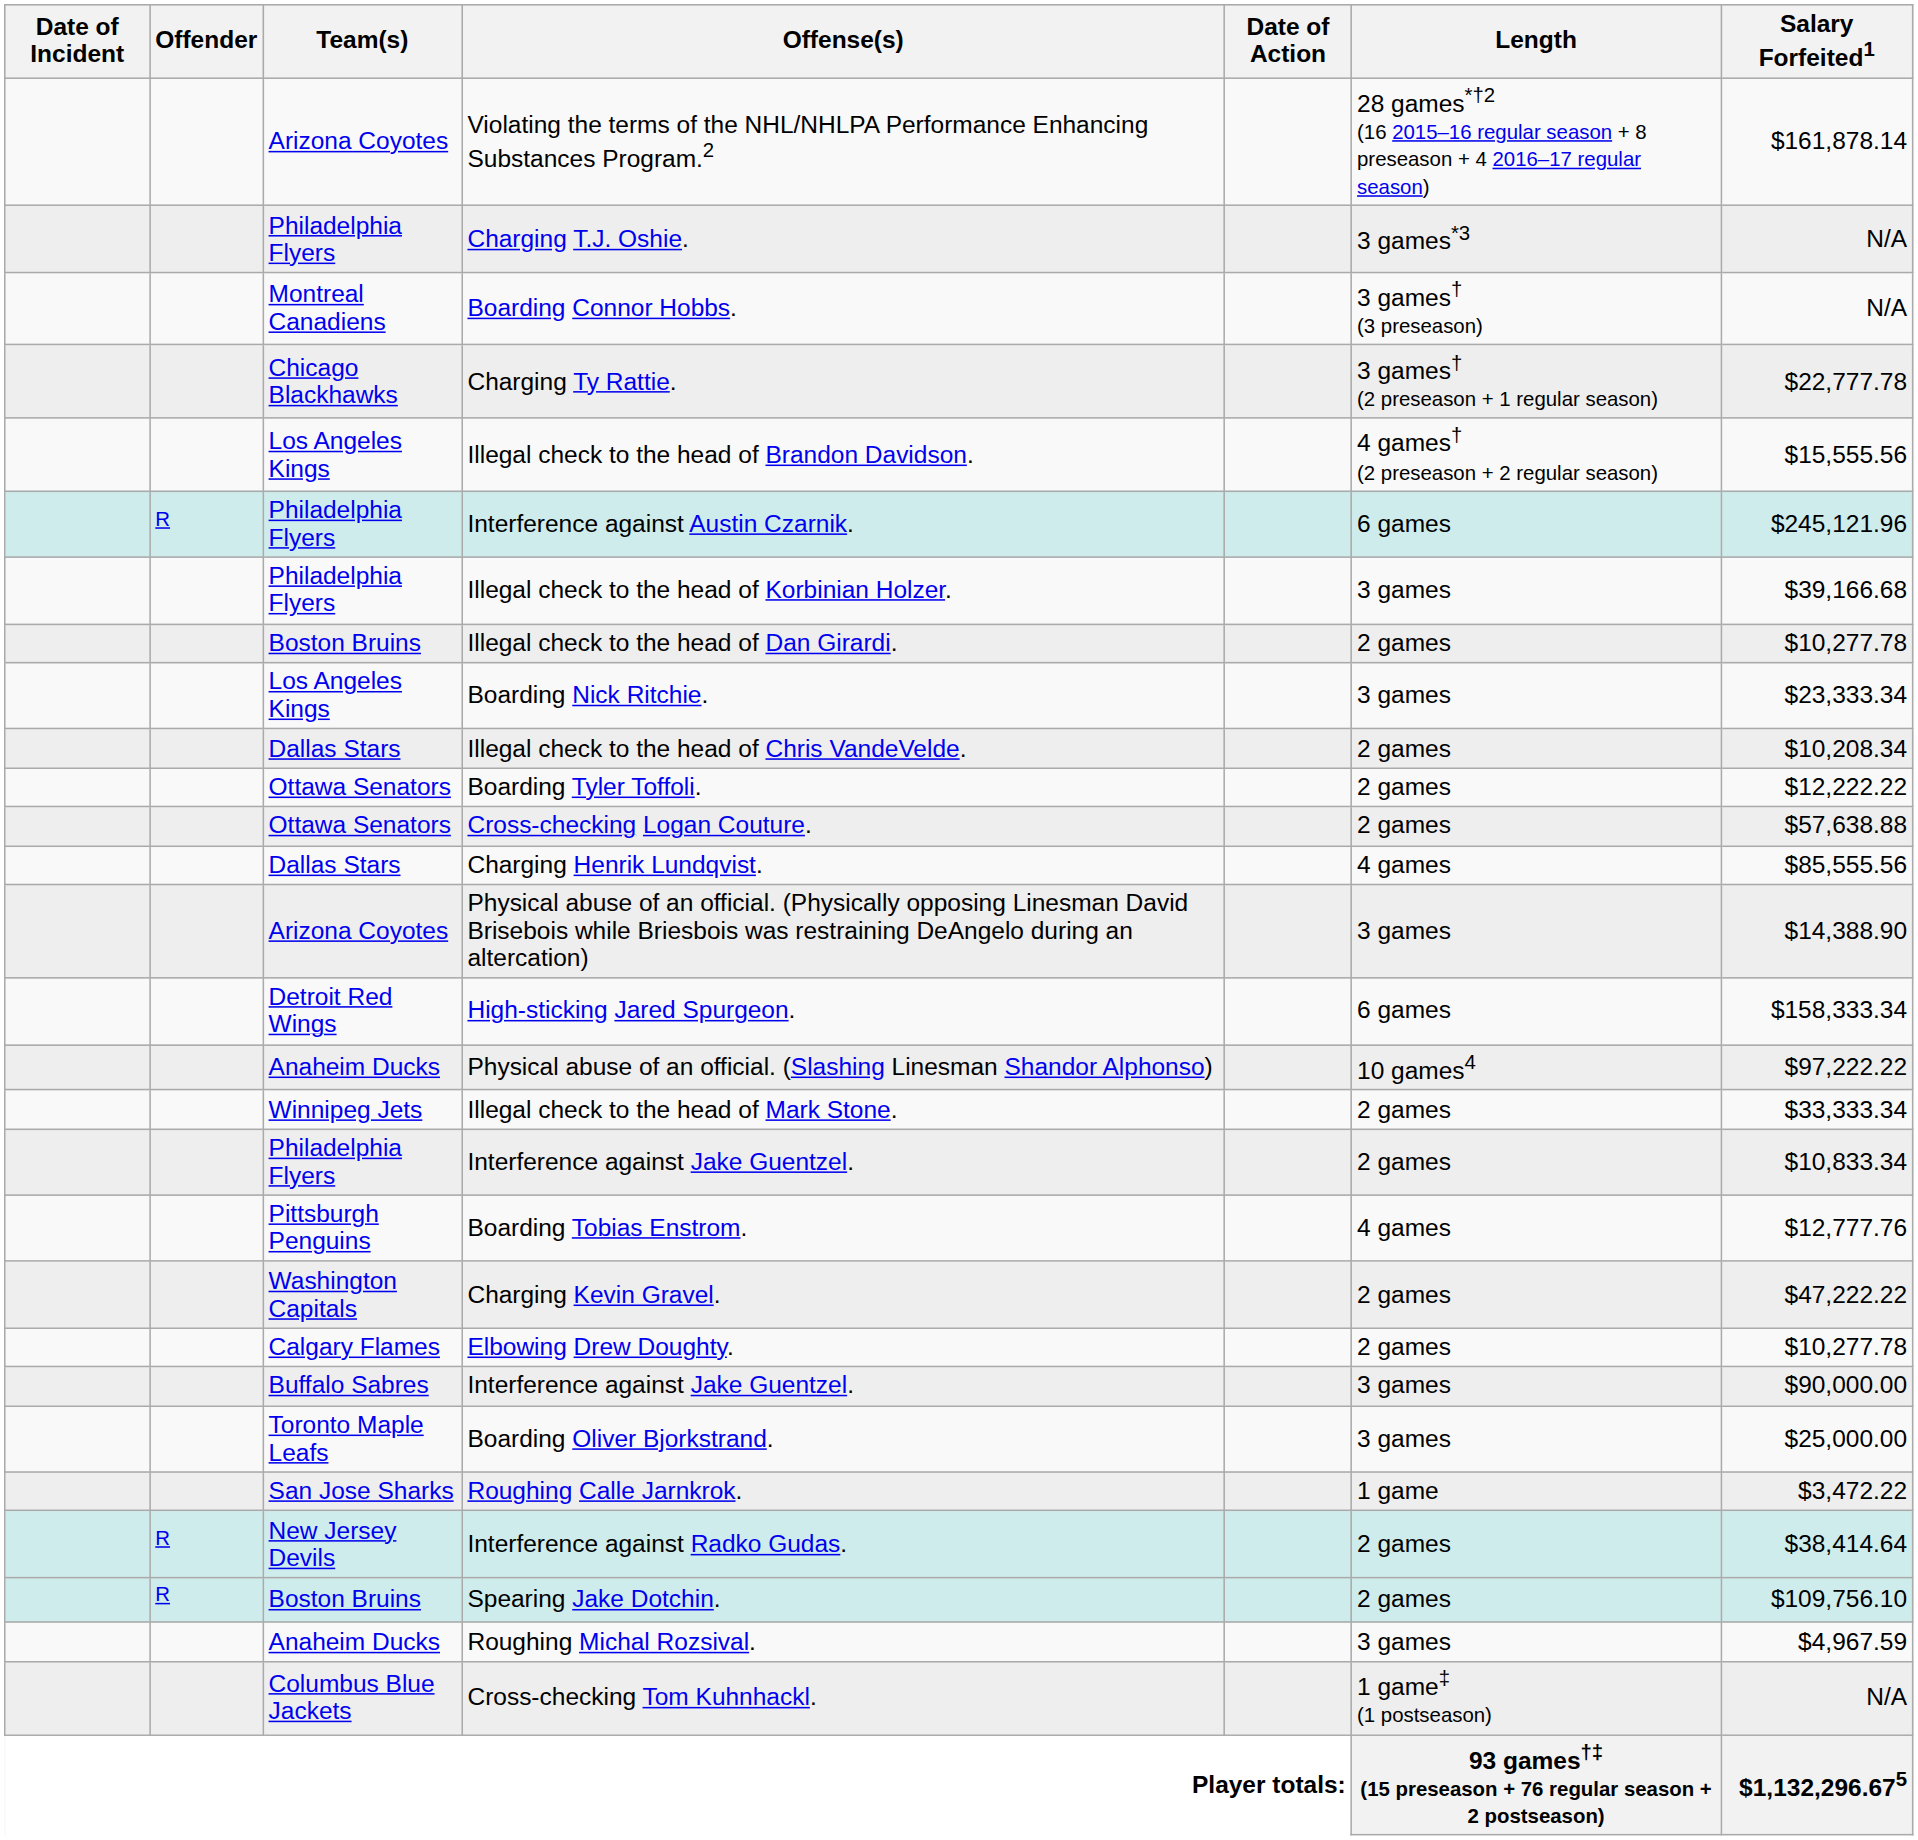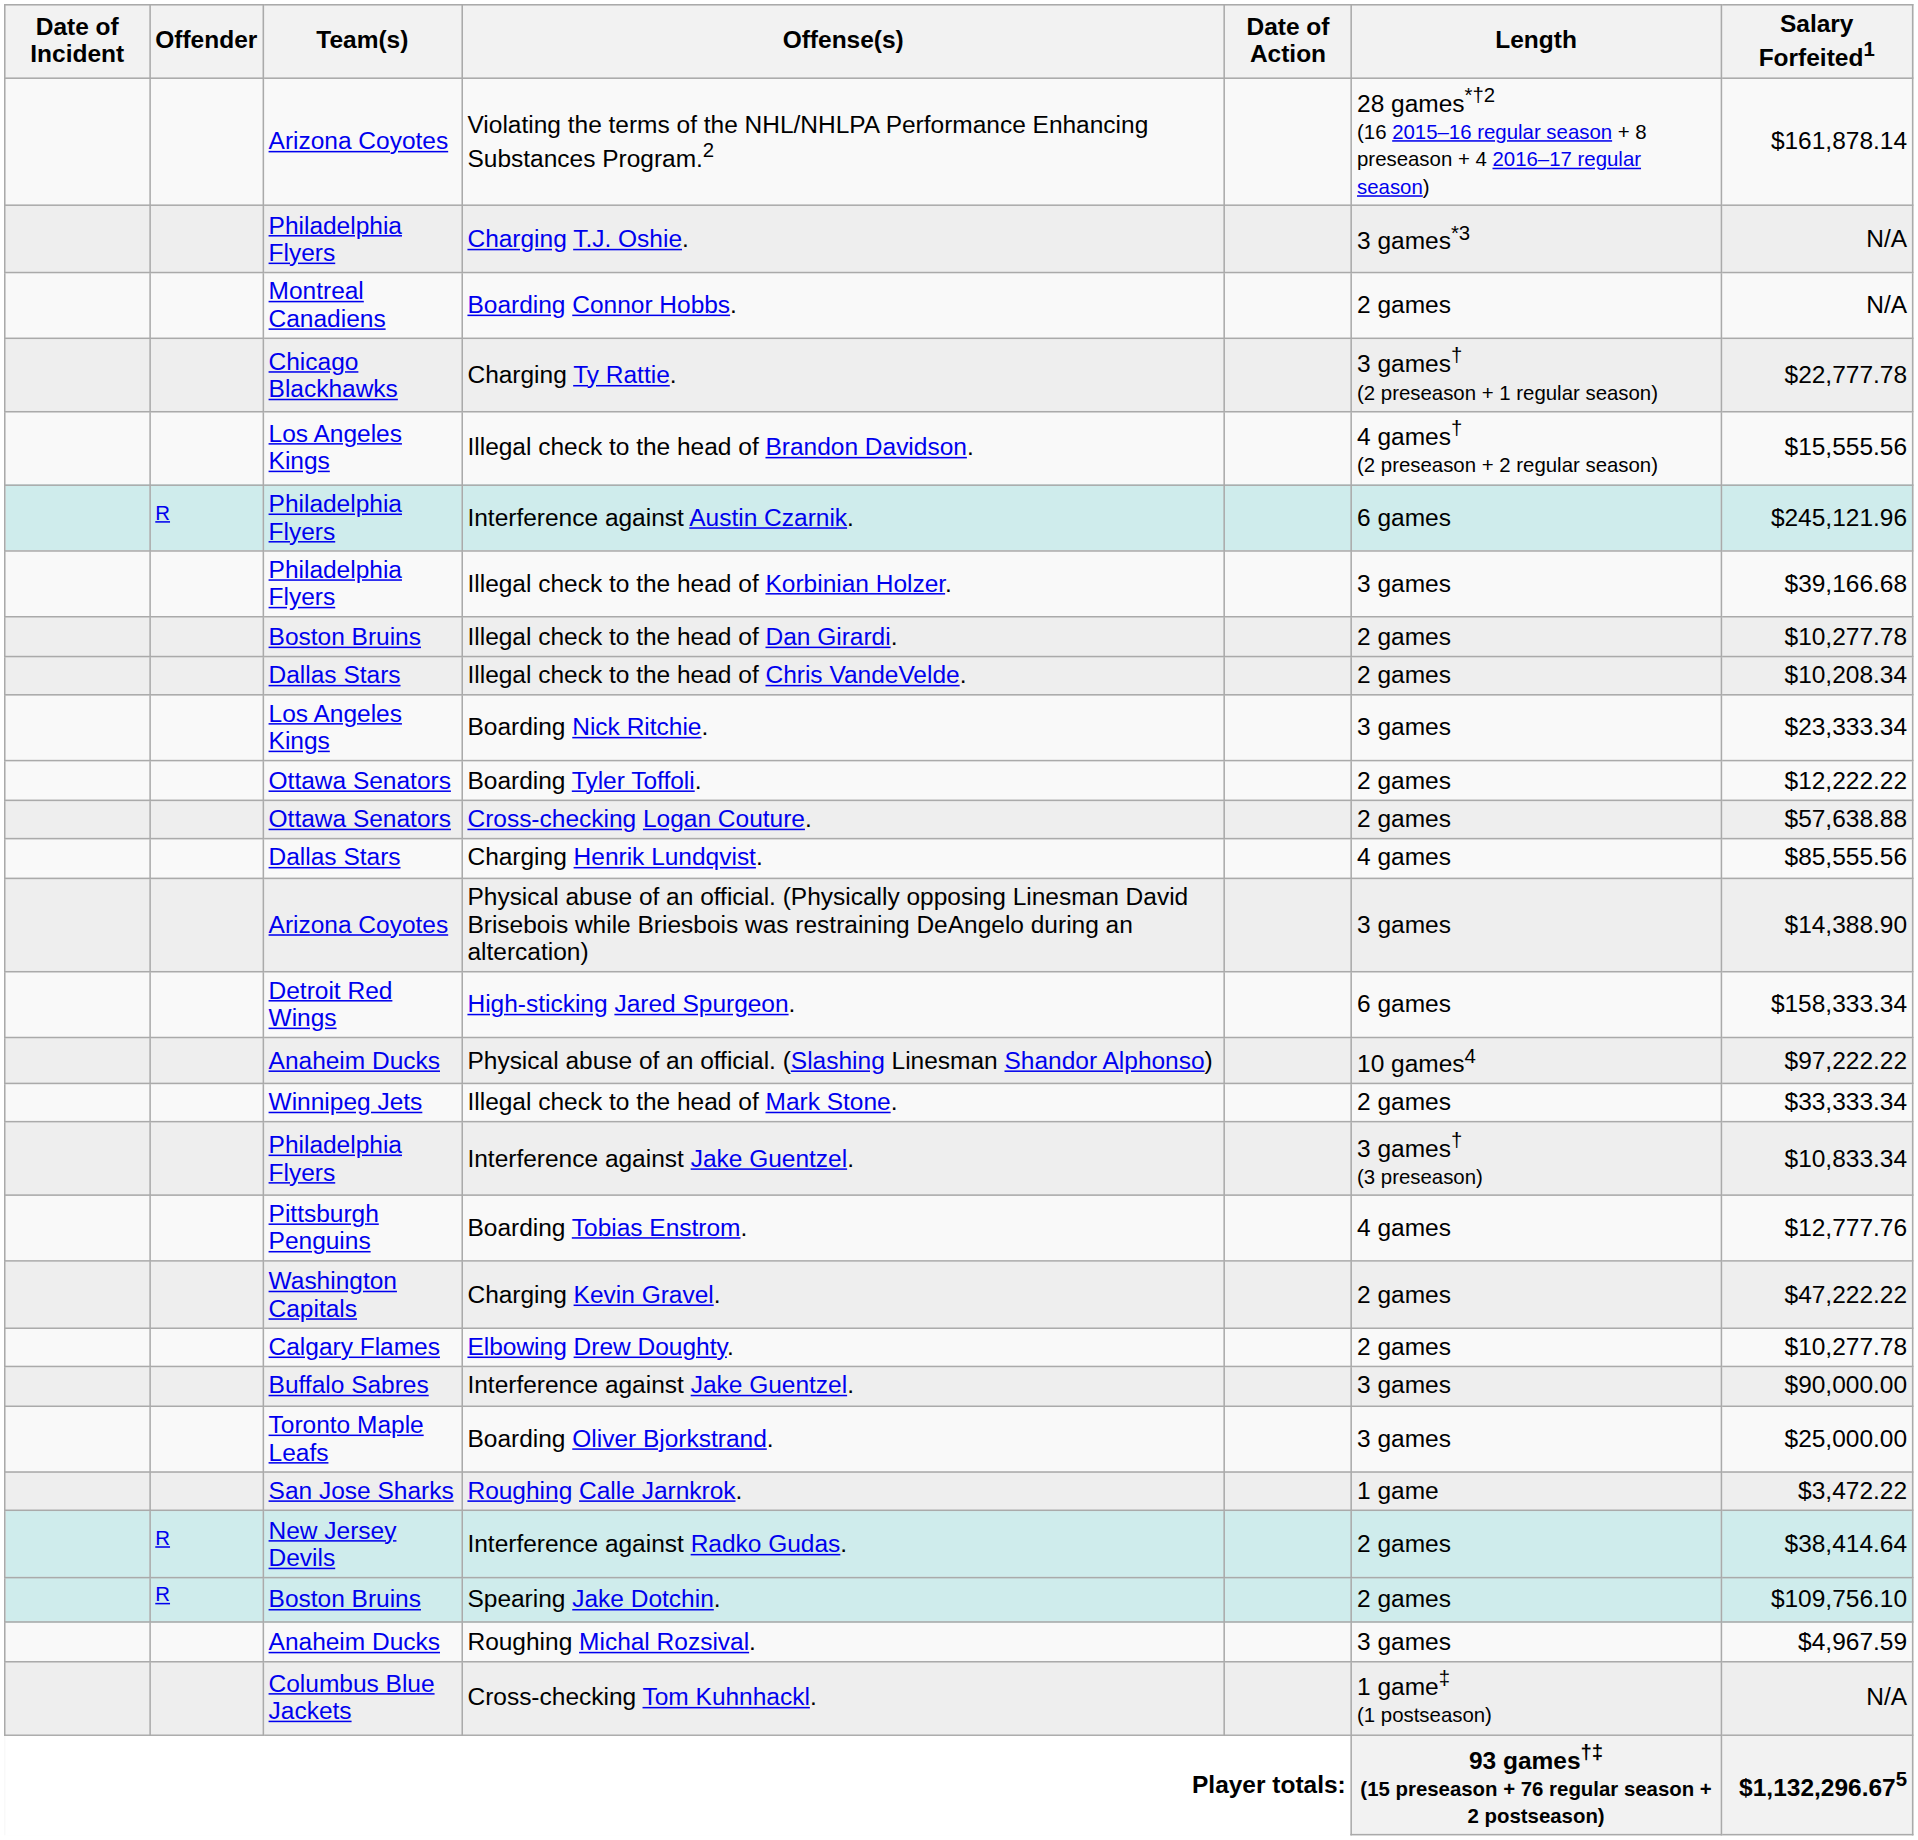(1420, 308) 3 games† (3 preseason) -> (1404, 305) 2 games
rows swapped: (335, 695) <-> (335, 748)
(1404, 1161) 2 games -> (1420, 1158) 3 games† (3 preseason)
